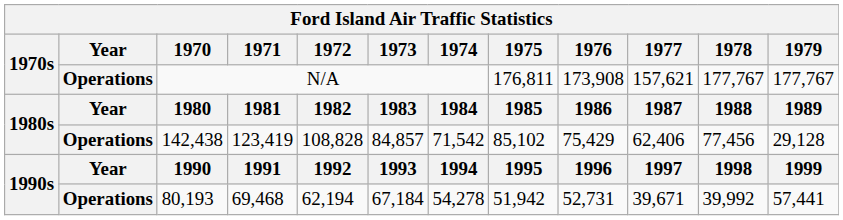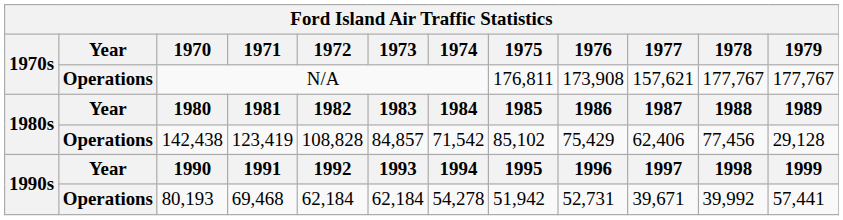(328, 199) 62,194 -> (328, 199) 62,184
(398, 199) 67,184 -> (398, 199) 62,184
